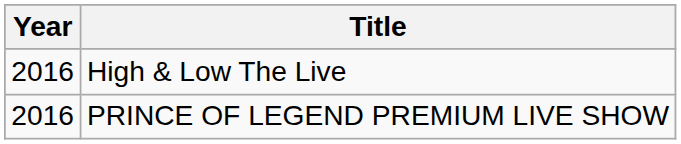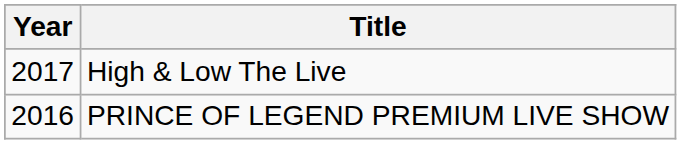(43, 71) 2016 -> (43, 71) 2017
